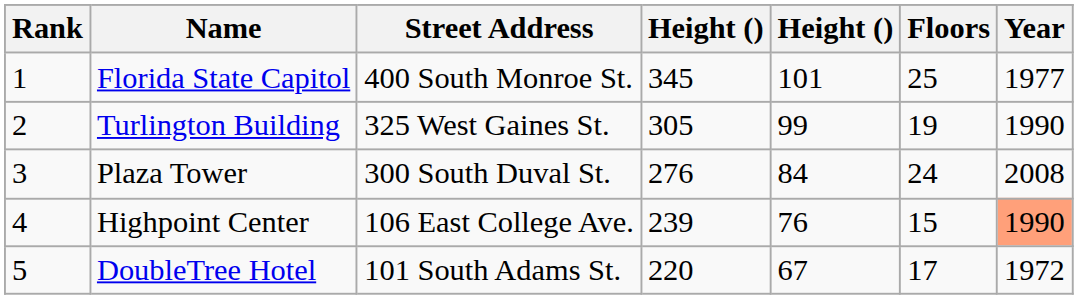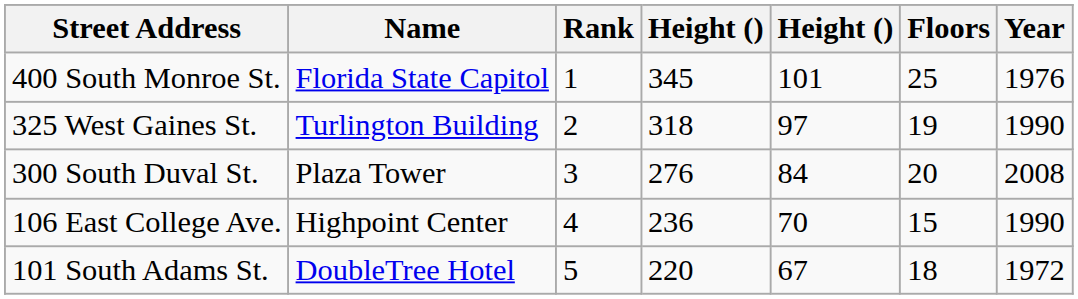columns swapped: (47, 28) <-> (499, 28)
(1034, 76) 1977 -> (1034, 76) 1976
(671, 125) 305 -> (671, 125) 318
(793, 125) 99 -> (793, 125) 97
(922, 173) 24 -> (922, 173) 20
(671, 221) 239 -> (671, 221) 236
(793, 221) 76 -> (793, 221) 70
(1034, 221) lightsalmon background -> (1034, 221) no background
(922, 269) 17 -> (922, 269) 18
